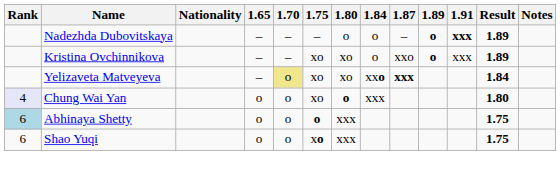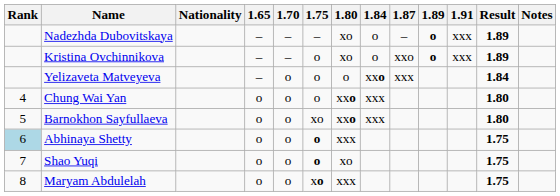(346, 35) o -> (346, 35) xo
(462, 35) bold -> (462, 35) normal
(317, 56) xo -> (317, 56) o
(288, 77) khaki background -> (288, 77) no background
(317, 77) xo -> (317, 77) o
(346, 77) xo -> (346, 77) o
(404, 77) bold -> (404, 77) normal
(23, 98) lavender background -> (23, 98) no background
(317, 98) xo -> (317, 98) o
(346, 98) o -> (346, 98) xxo
+ row: (106, 118)
(23, 139) 6 -> (23, 160) 7
(317, 139) xo -> (317, 160) o
(346, 139) xxx -> (346, 160) xo
+ row: (95, 181)
